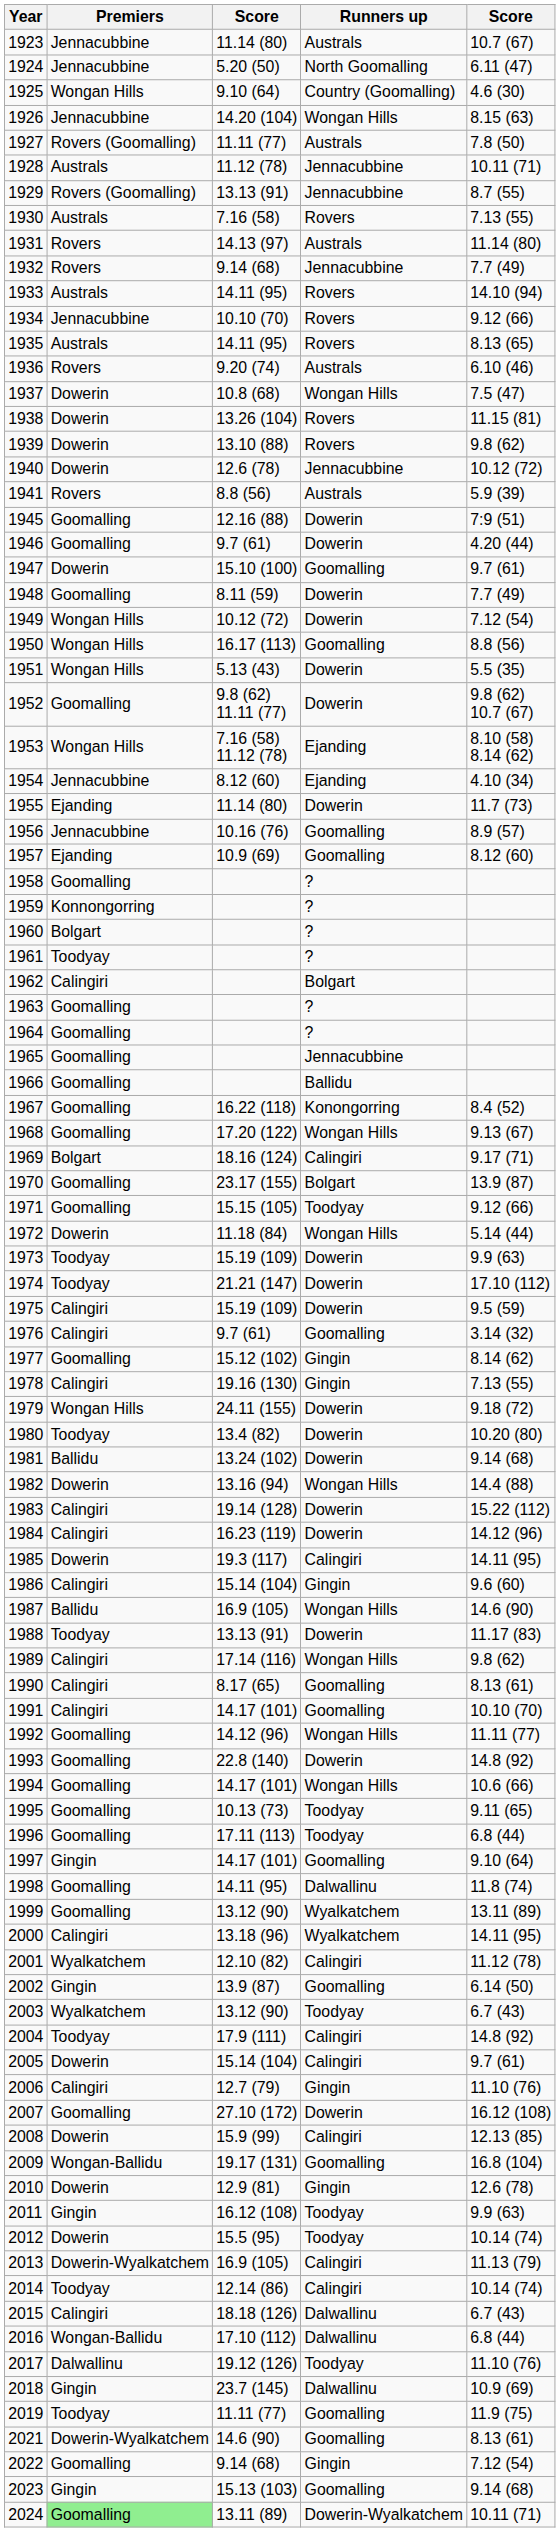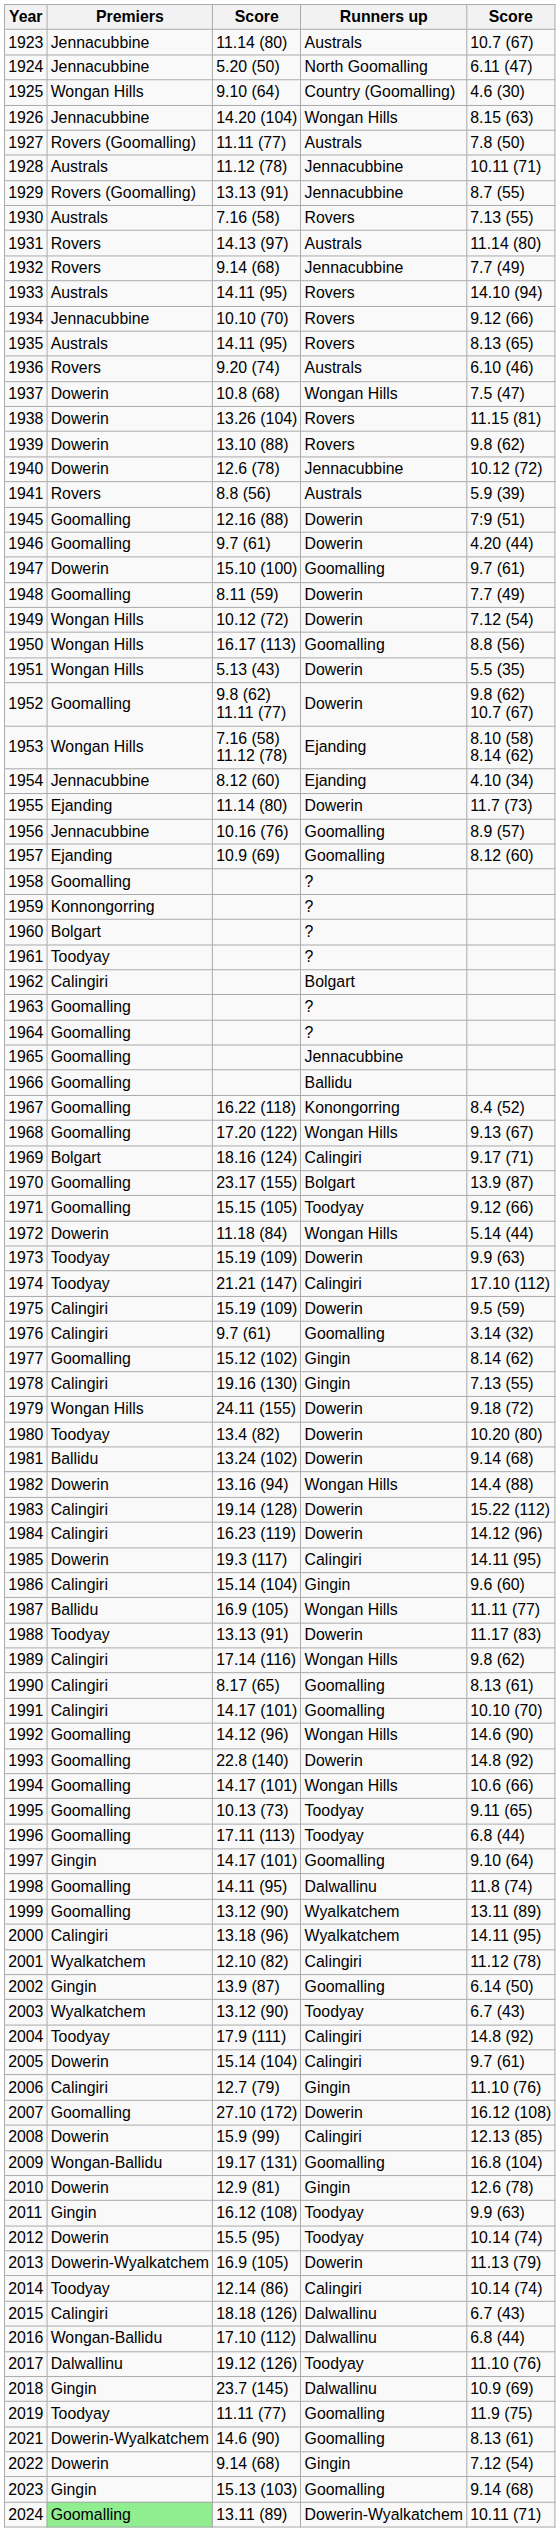(334, 1283) Dowerin -> (333, 1283) Calingiri
(502, 1610) 14.6 (90) -> (505, 1610) 11.11 (77)
(505, 1735) 11.11 (77) -> (502, 1735) 14.6 (90)
(333, 2263) Calingiri -> (334, 2263) Dowerin
(91, 2464) Goomalling -> (80, 2464) Dowerin
